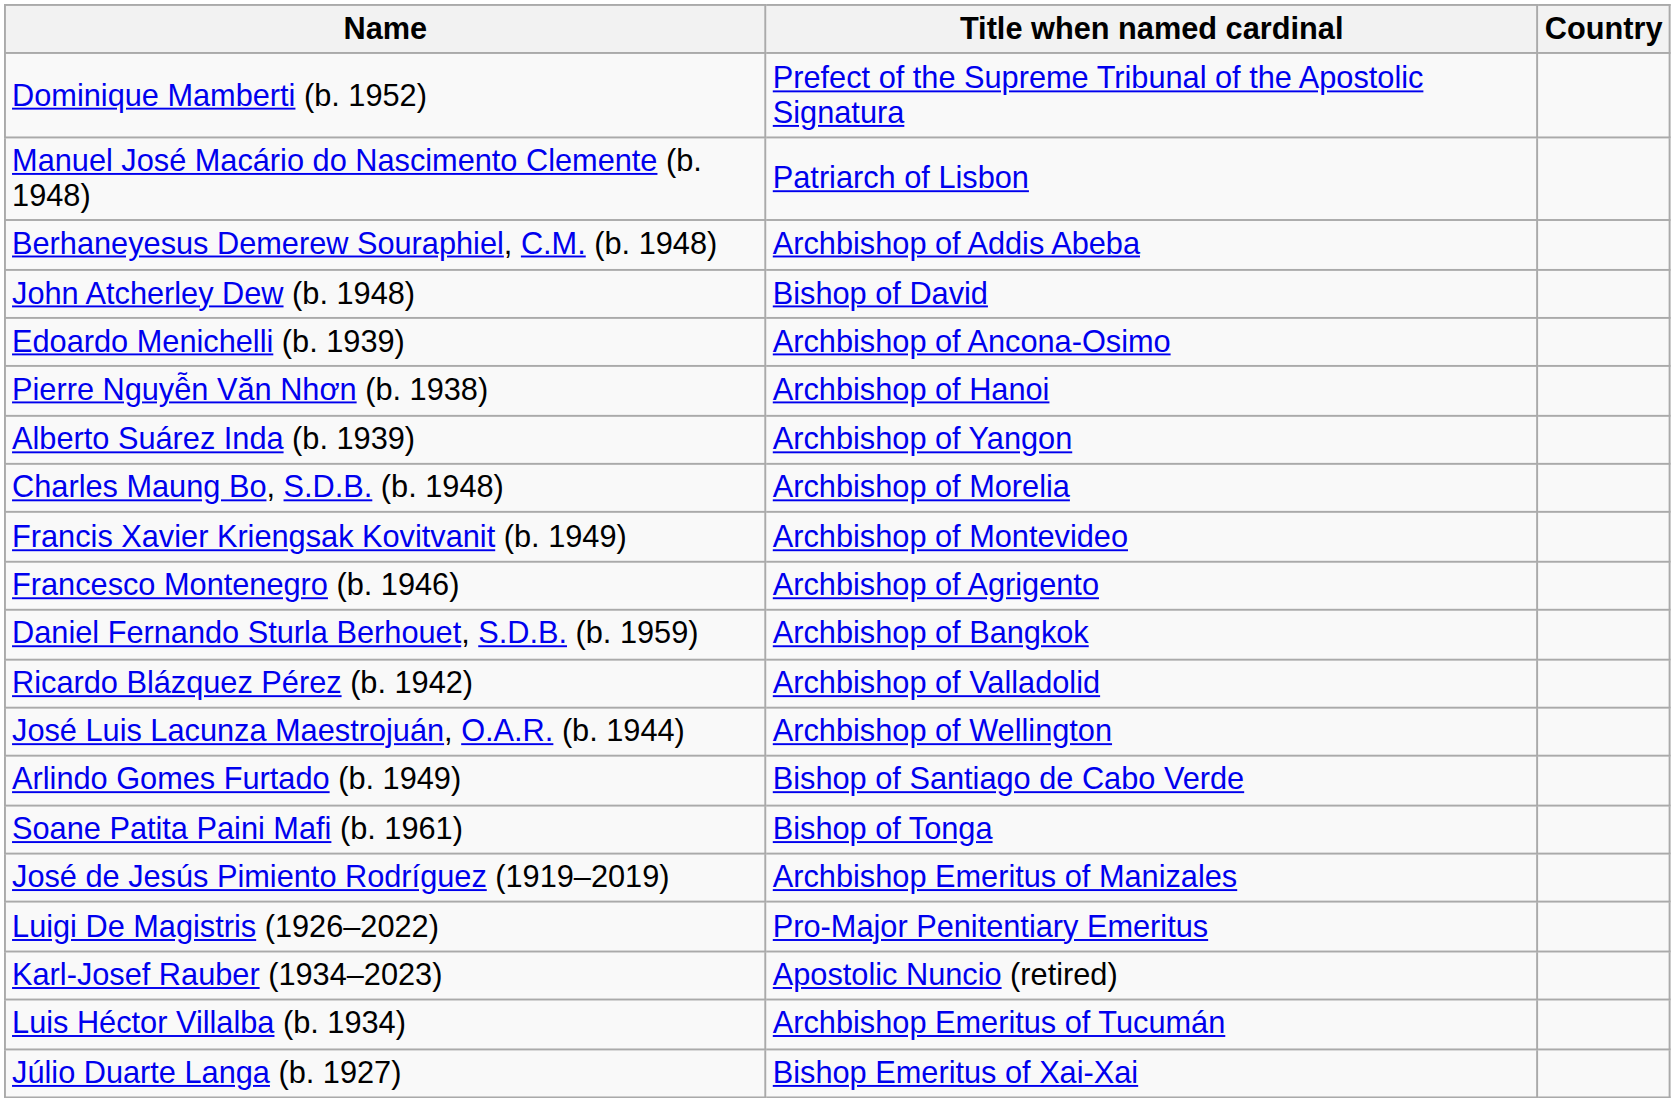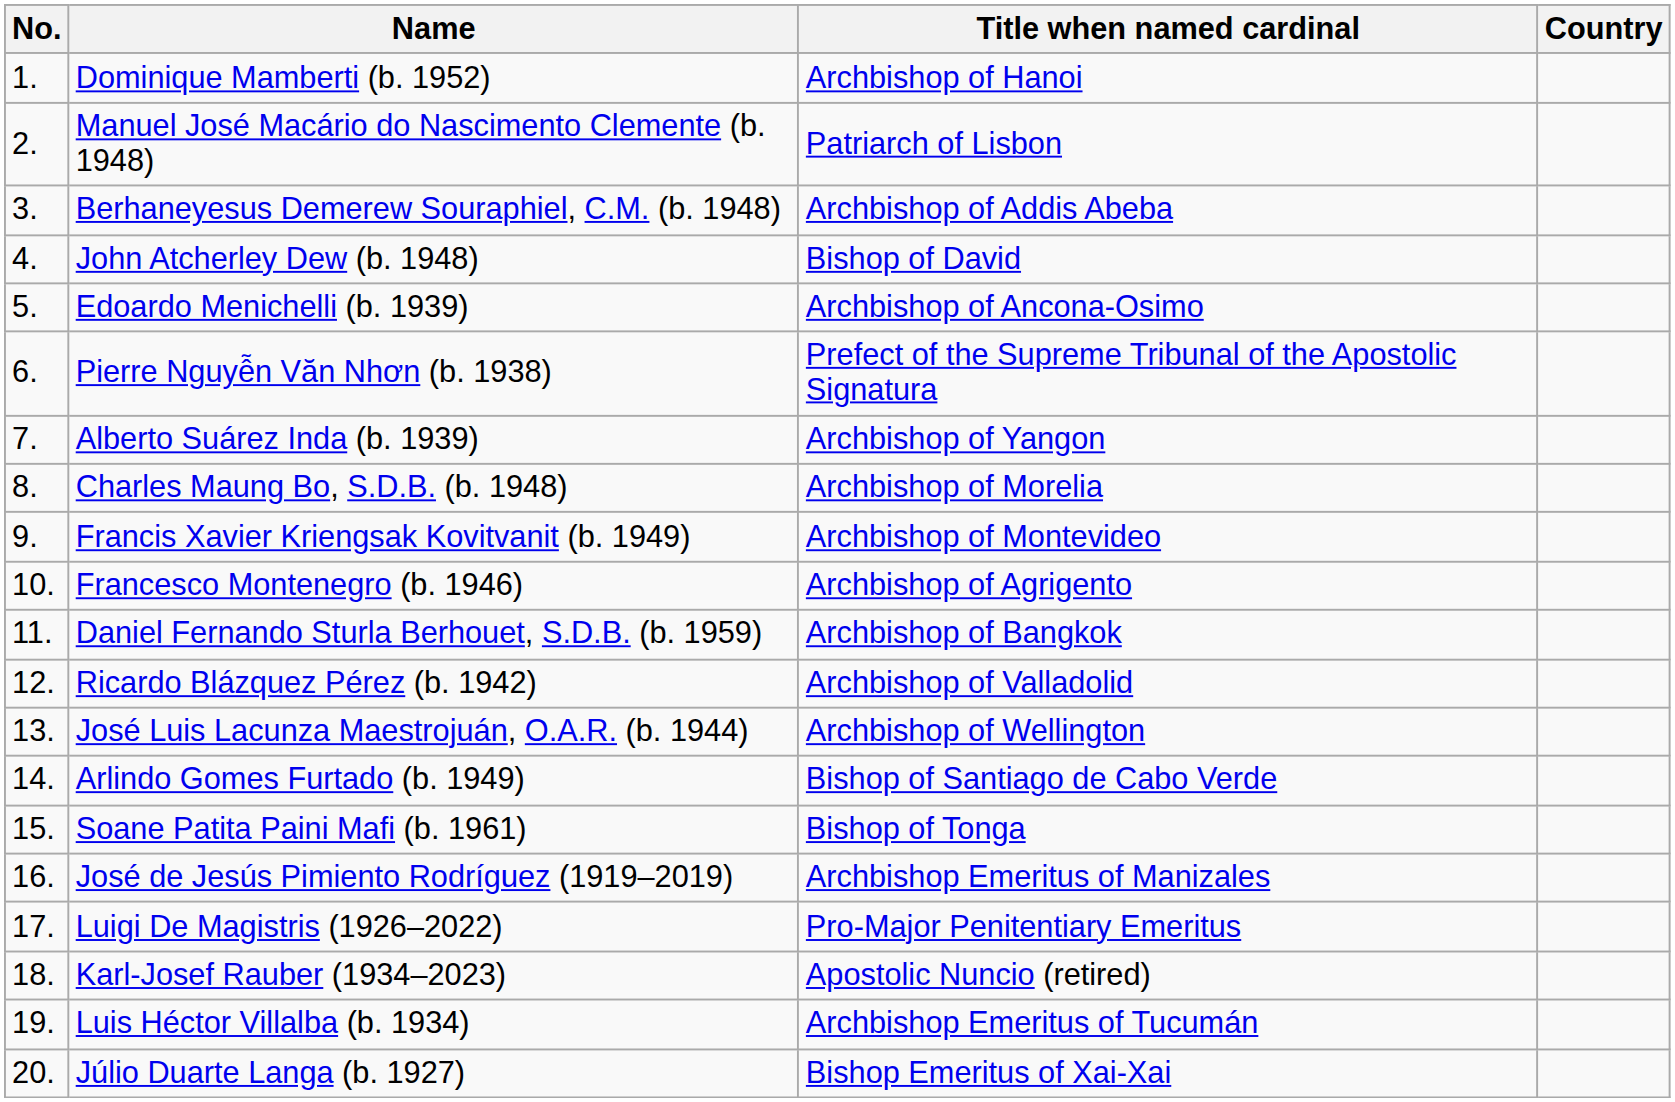+ column: (37, 28)
(1098, 94) Prefect of the Supreme Tribunal of the Apostolic Signatura -> (944, 77) Archbishop of Hanoi
(911, 390) Archbishop of Hanoi -> (1131, 373) Prefect of the Supreme Tribunal of the Apostolic Signatura
